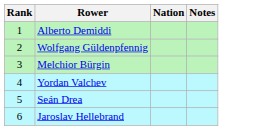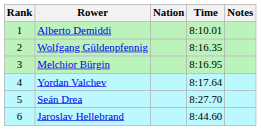+ column: (206, 13)
